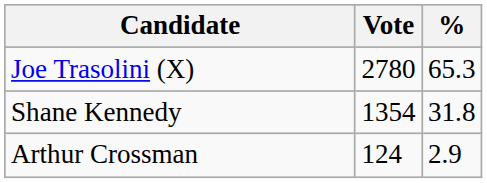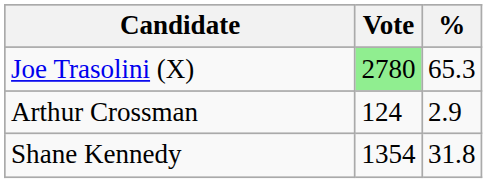(389, 68) no background -> (389, 68) lightgreen background
rows swapped: (96, 111) <-> (105, 154)
